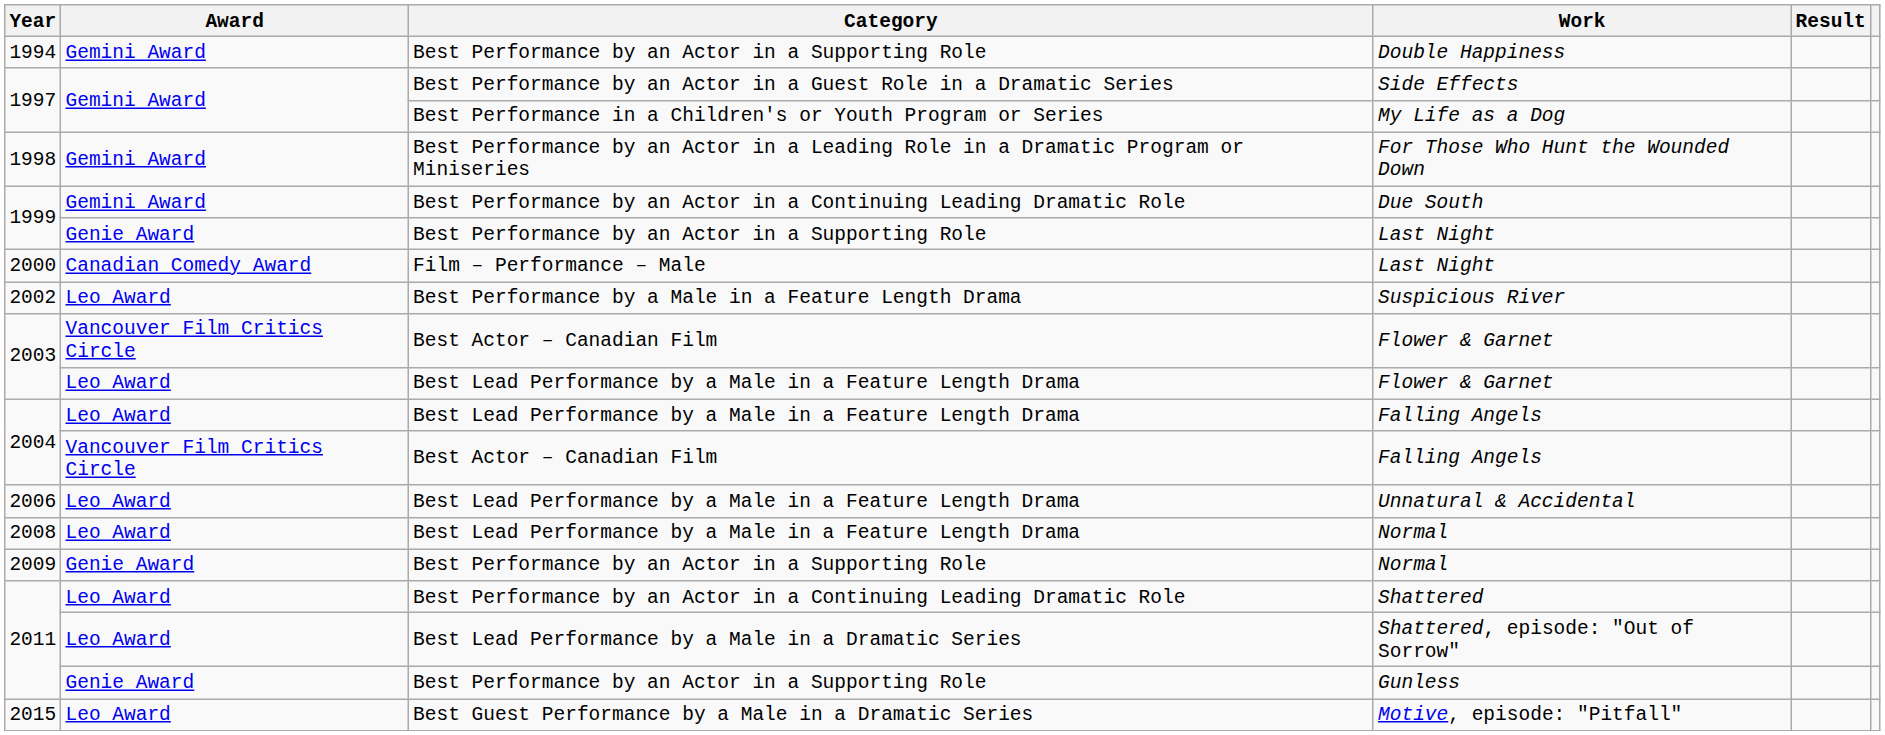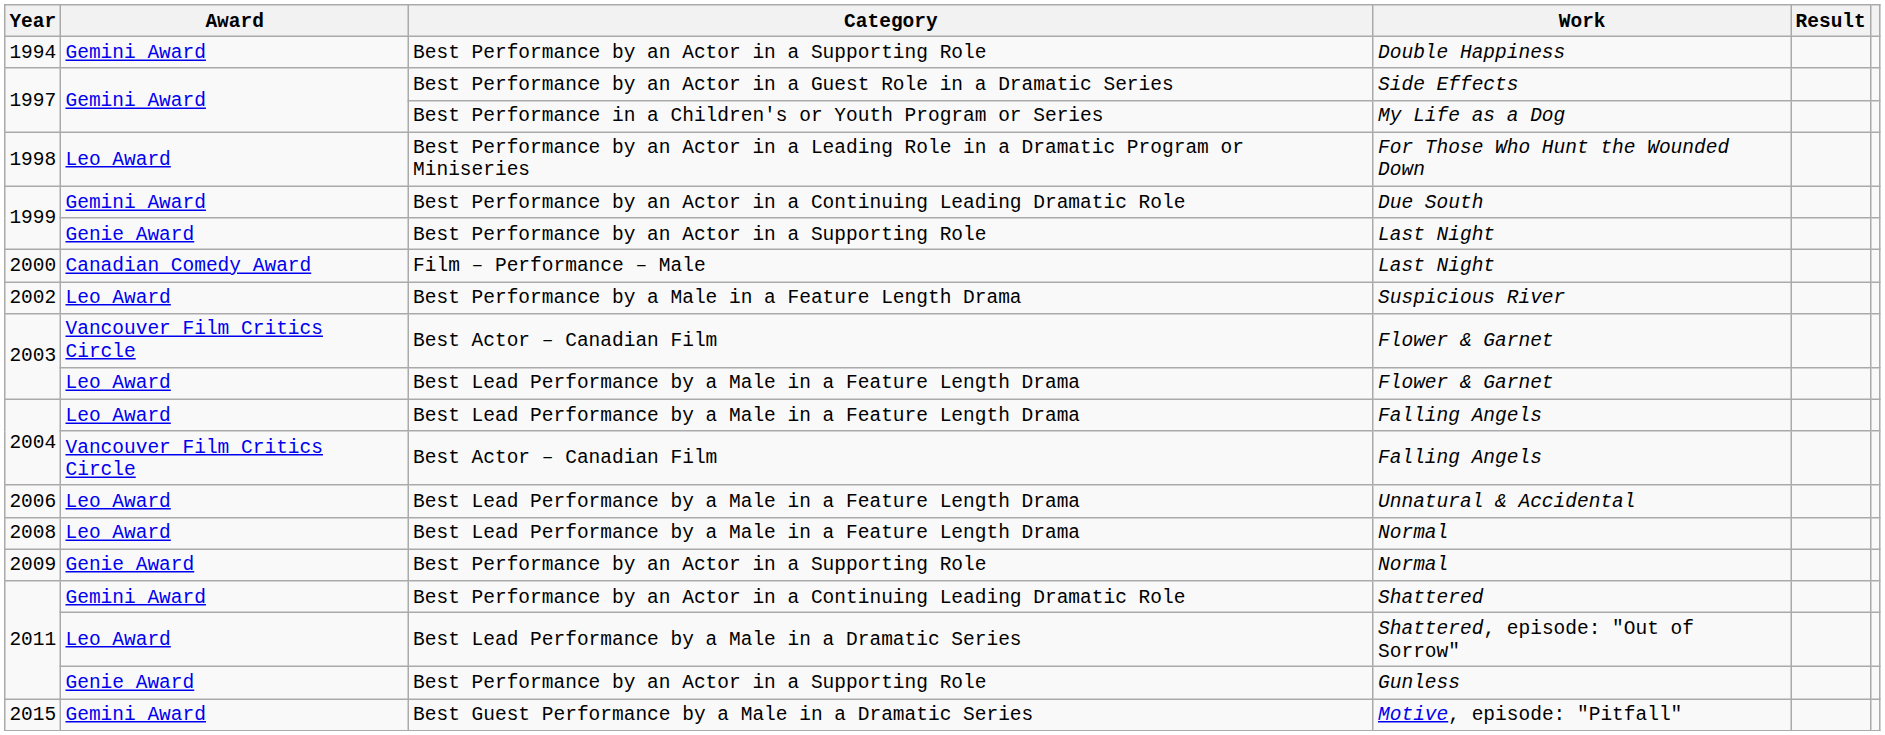(136, 159) Gemini Award -> (118, 159) Leo Award
(118, 597) Leo Award -> (136, 597) Gemini Award
(118, 714) Leo Award -> (136, 714) Gemini Award
